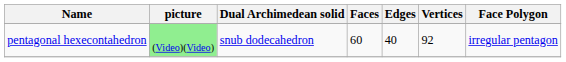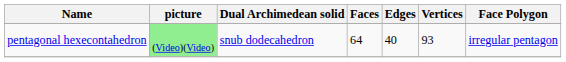(356, 40) 60 -> (356, 40) 64
(427, 40) 92 -> (427, 40) 93
